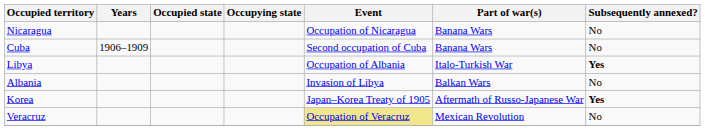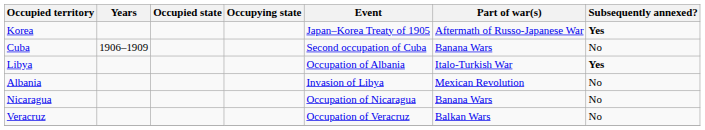rows swapped: (20, 99) <-> (29, 30)
(463, 82) Balkan Wars -> (480, 82) Mexican Revolution
(358, 116) khaki background -> (358, 116) no background
(480, 116) Mexican Revolution -> (463, 116) Balkan Wars
